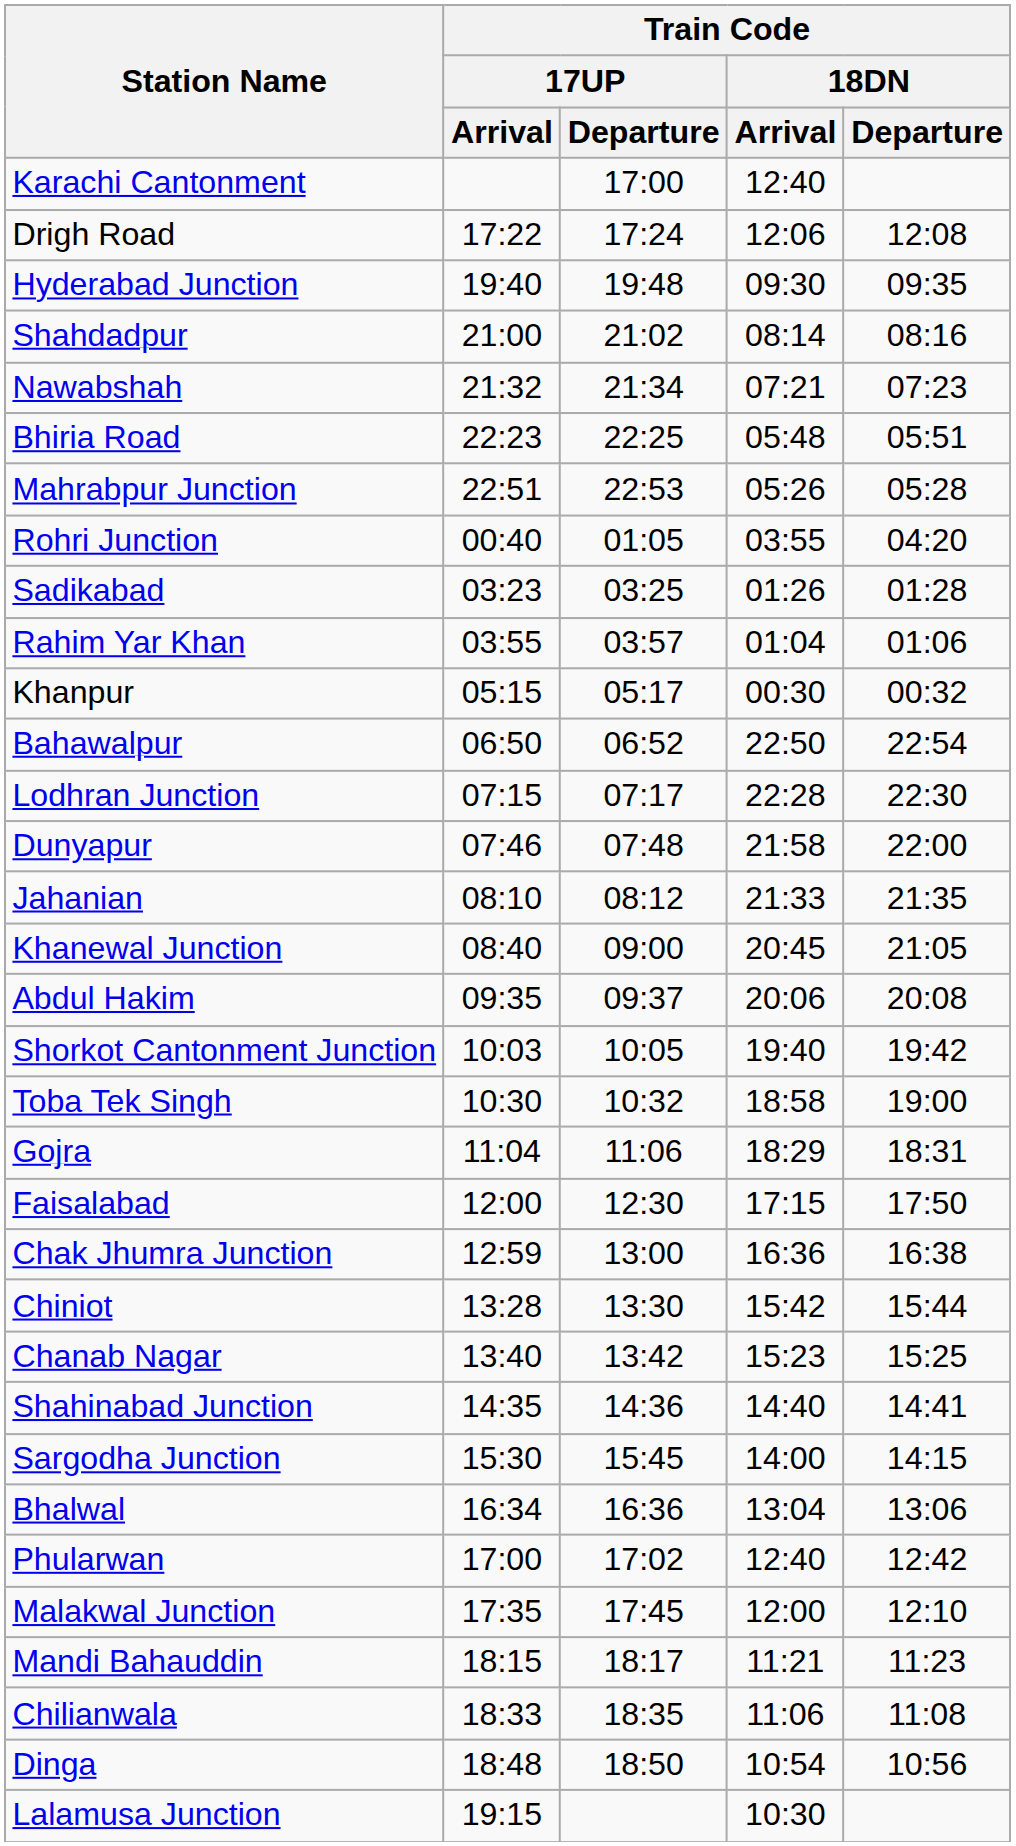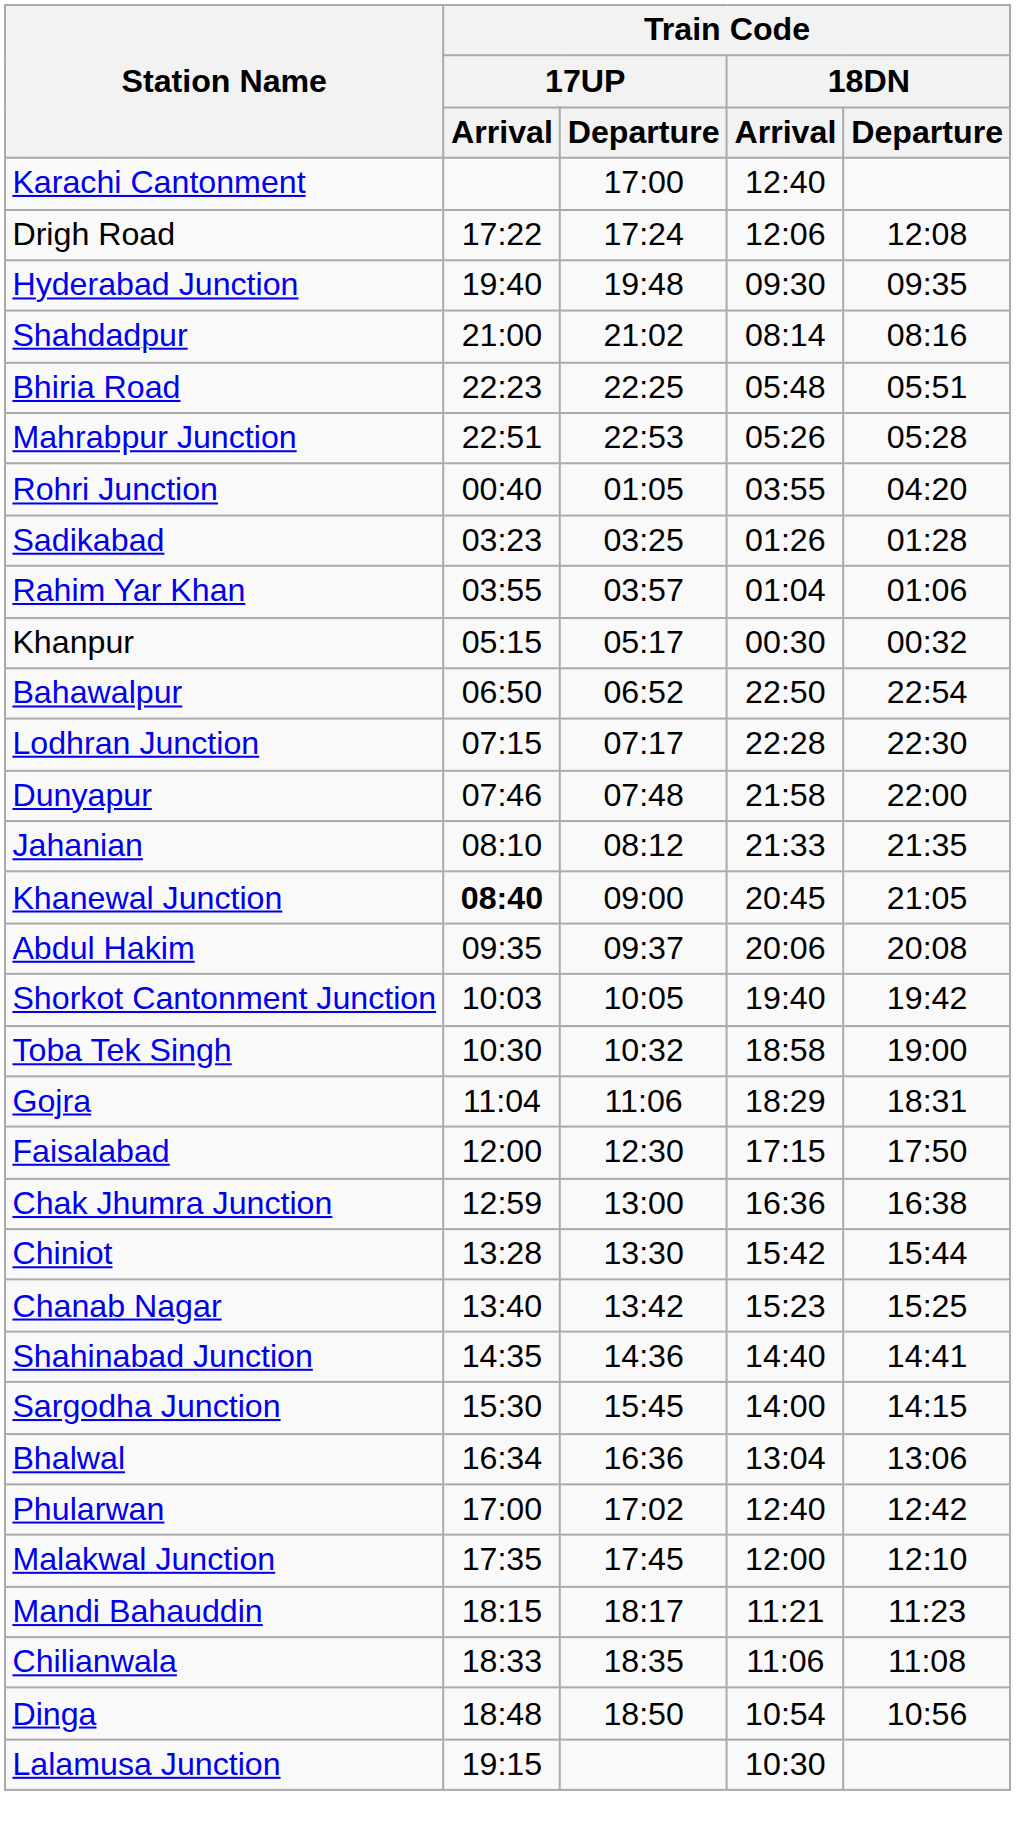- row: (97, 387)
(502, 948) normal -> (502, 897) bold
